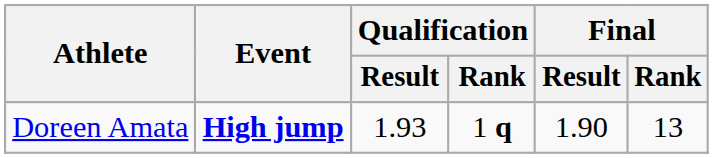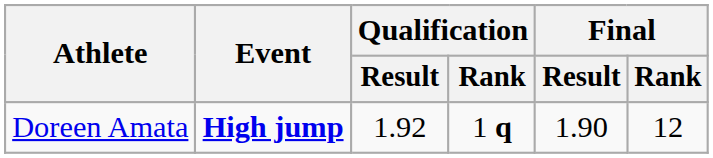(400, 127) 1.93 -> (400, 127) 1.92
(668, 127) 13 -> (668, 127) 12
